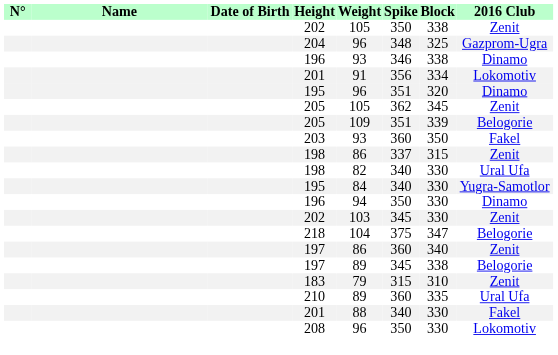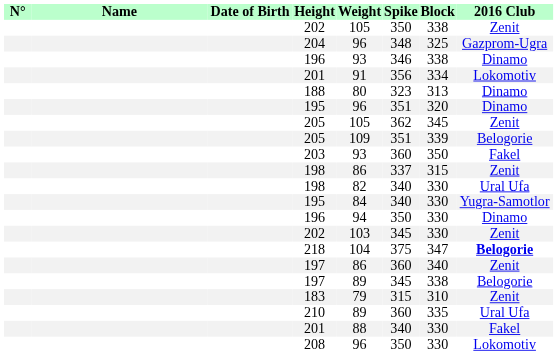+ row: (18, 91)
(505, 233) normal -> (505, 249) bold
